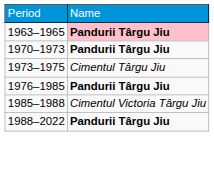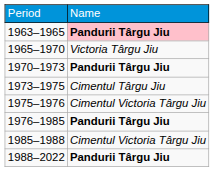+ row: (36, 49)
+ row: (36, 103)
